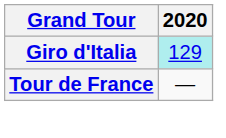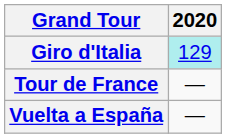+ row: (86, 116)
